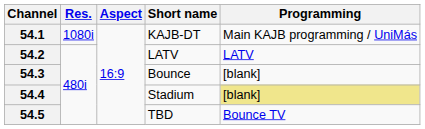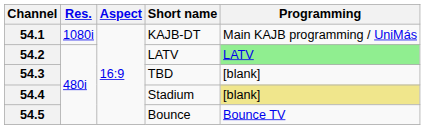(238, 54) no background -> (238, 54) lightgreen background
(169, 74) Bounce -> (160, 74) TBD
(160, 114) TBD -> (169, 114) Bounce
